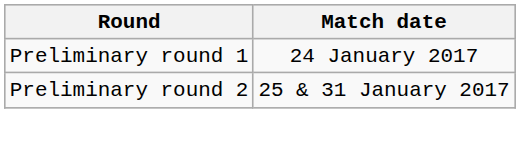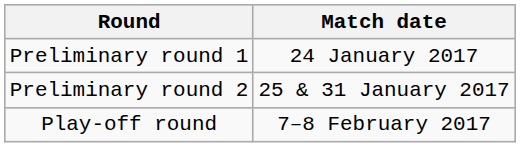+ row: (129, 124)
